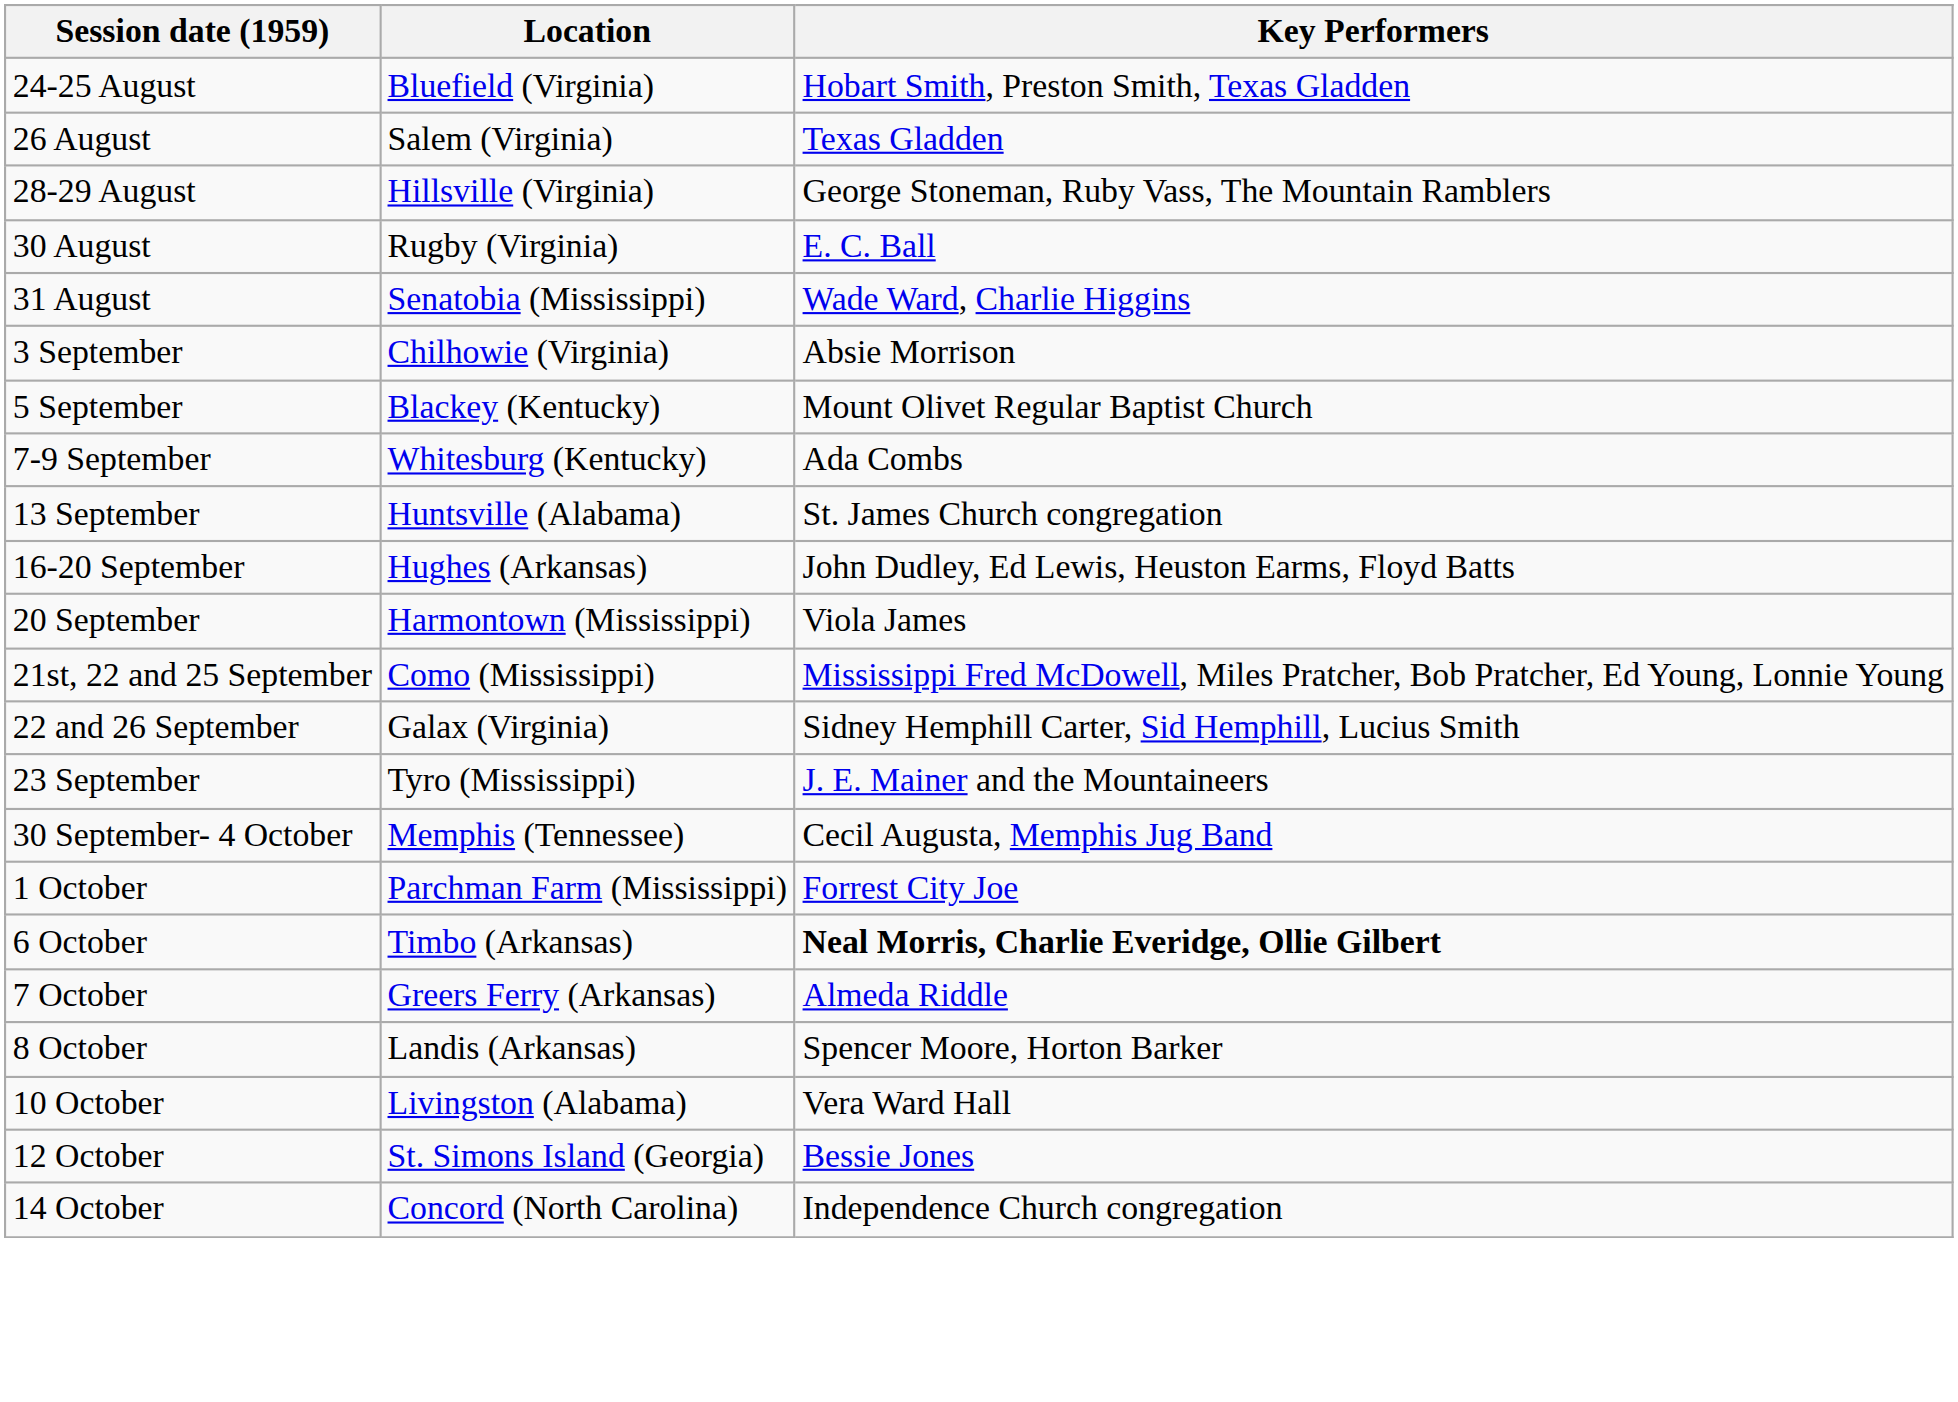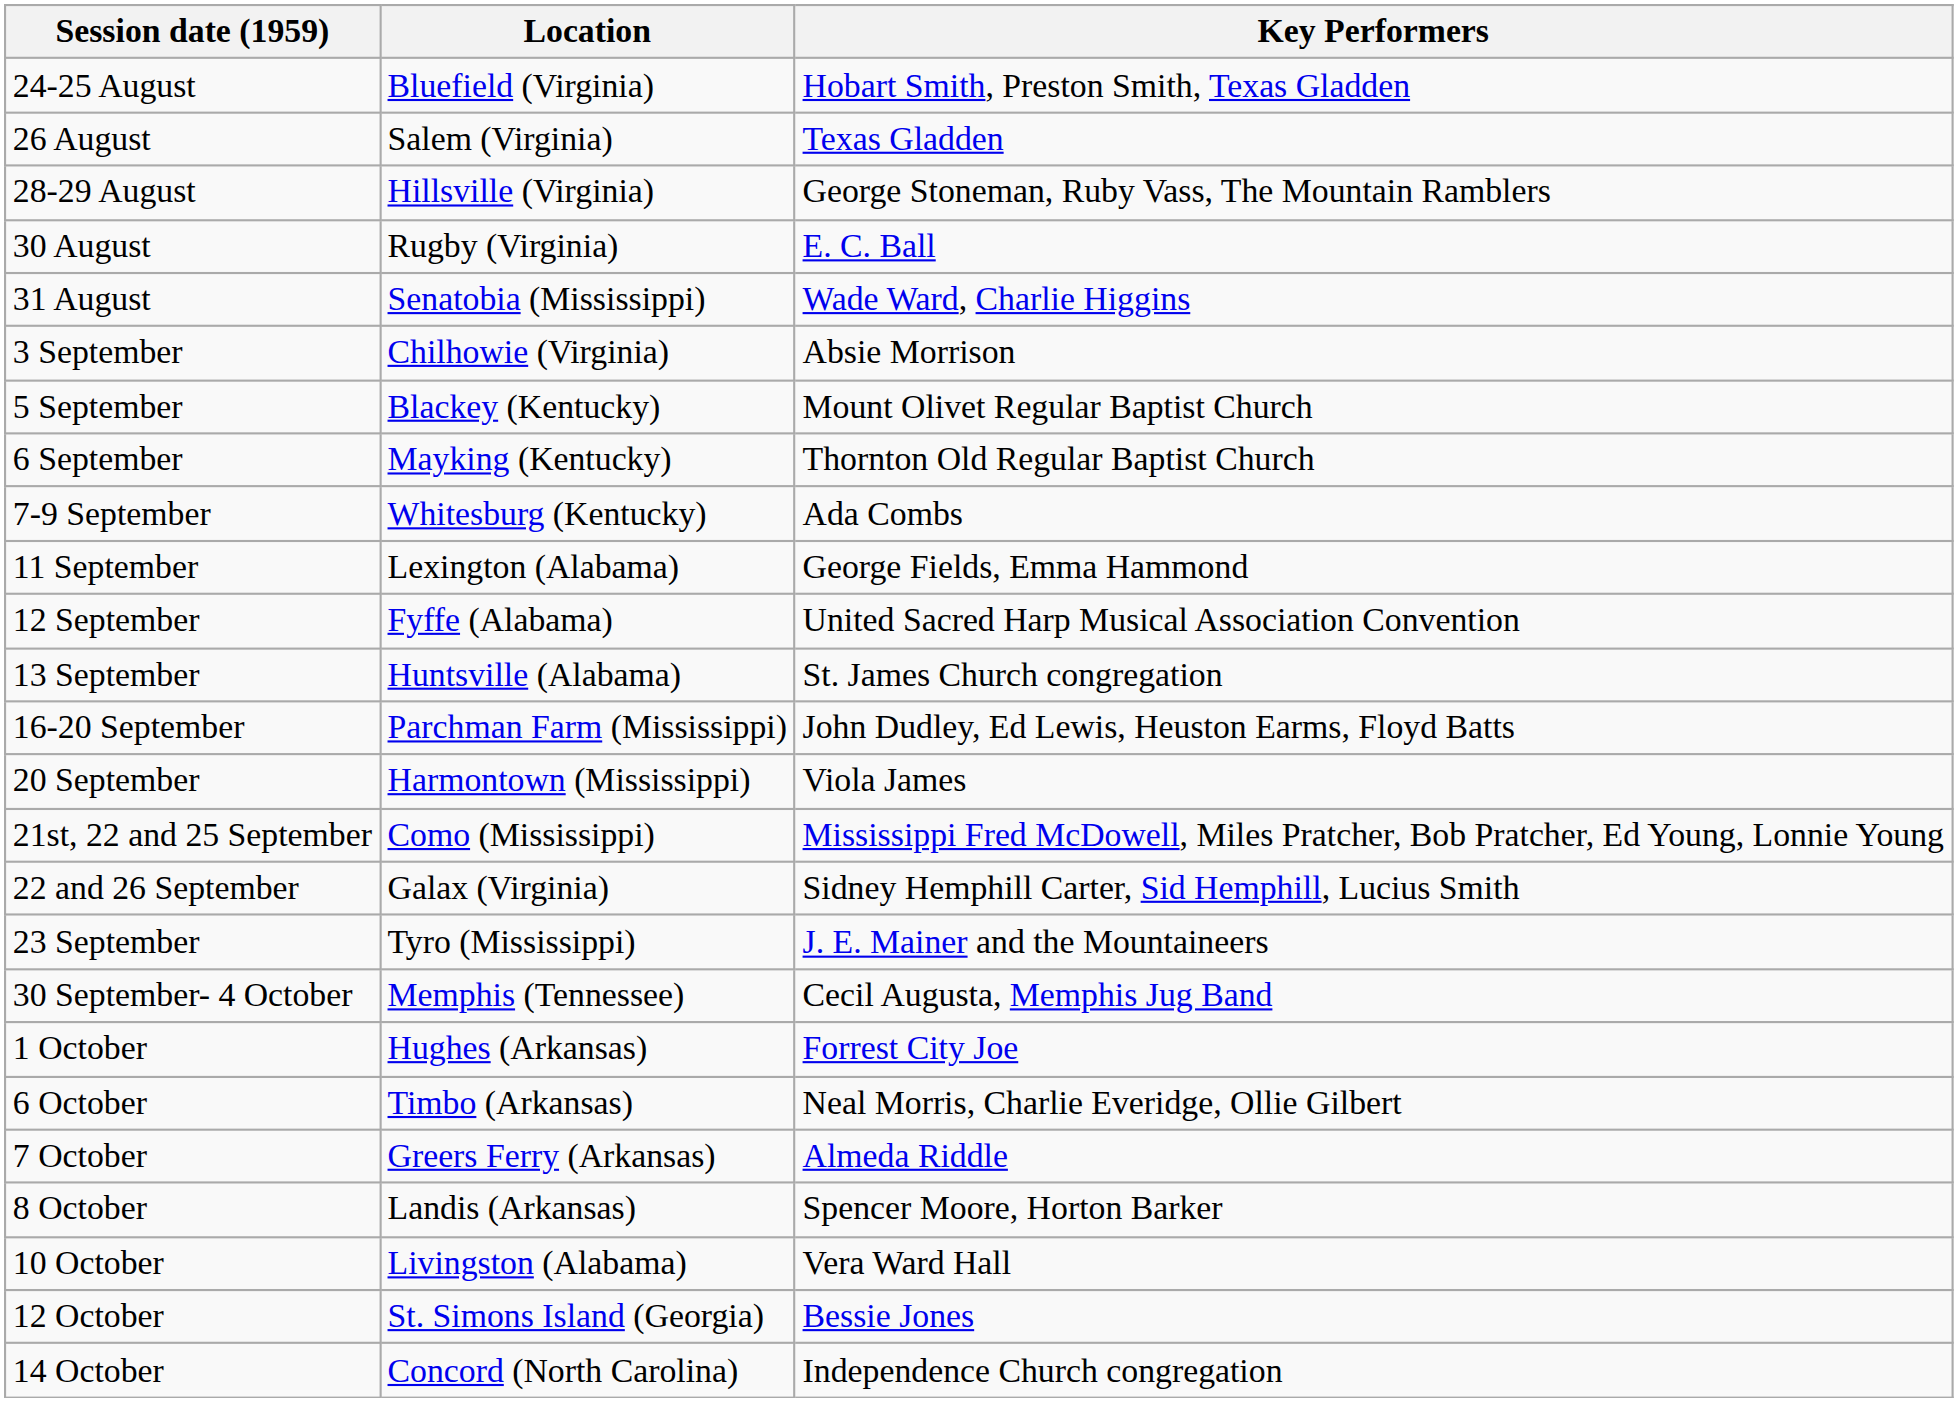+ row: (98, 459)
+ row: (105, 566)
+ row: (106, 620)
(517, 566) Hughes (Arkansas) -> (587, 727) Parchman Farm (Mississippi)
(587, 887) Parchman Farm (Mississippi) -> (517, 1048) Hughes (Arkansas)
(1122, 941) bold -> (1102, 1102) normal
